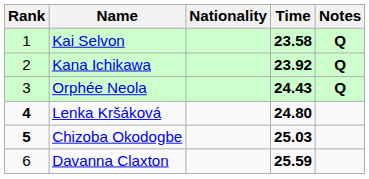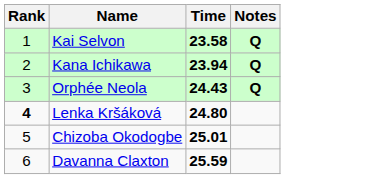- column: (228, 16)
(293, 64) 23.92 -> (208, 64) 23.94
(27, 137) bold -> (27, 137) normal
(293, 137) 25.03 -> (208, 137) 25.01
